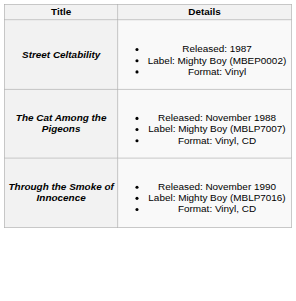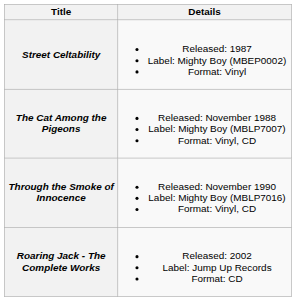+ row: (61, 261)
